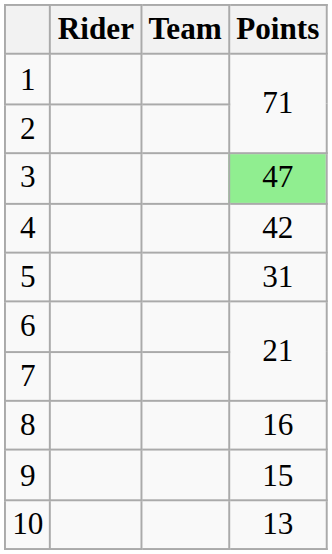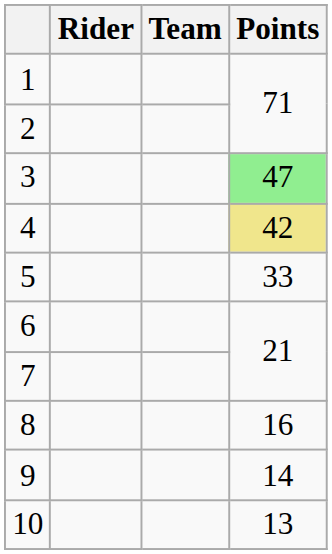(278, 227) no background -> (278, 227) khaki background
(278, 276) 31 -> (278, 276) 33
(278, 474) 15 -> (278, 474) 14
